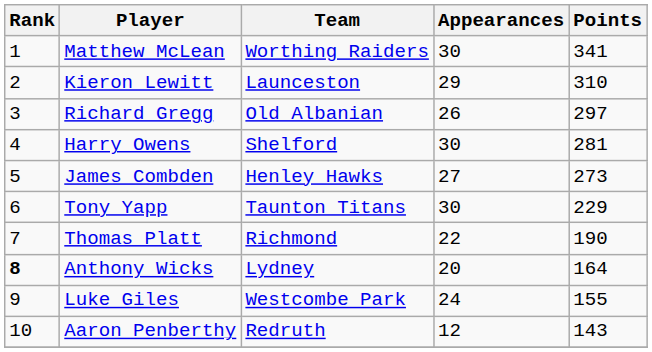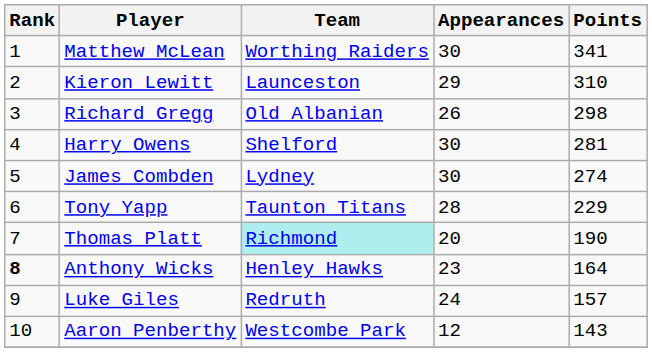(590, 114) 297 -> (590, 114) 298
(314, 176) Henley Hawks -> (280, 176) Lydney
(449, 176) 27 -> (449, 176) 30
(590, 176) 273 -> (590, 176) 274
(449, 207) 30 -> (449, 207) 28
(291, 238) no background -> (291, 238) paleturquoise background
(449, 238) 22 -> (449, 238) 20
(280, 269) Lydney -> (314, 269) Henley Hawks
(449, 269) 20 -> (449, 269) 23
(326, 301) Westcombe Park -> (286, 301) Redruth
(590, 301) 155 -> (590, 301) 157
(286, 332) Redruth -> (326, 332) Westcombe Park
